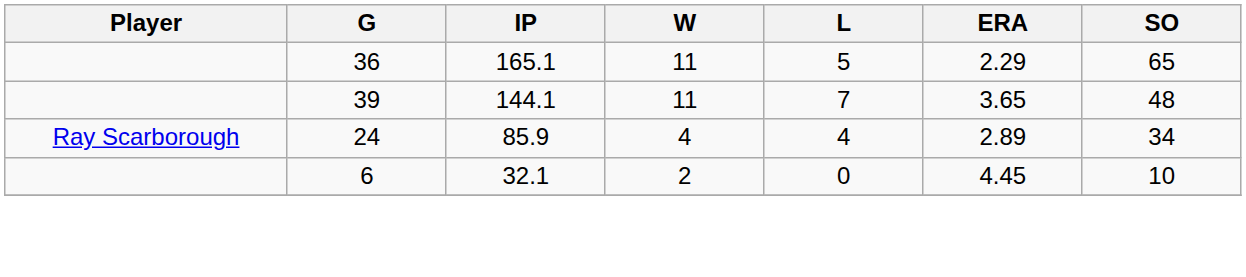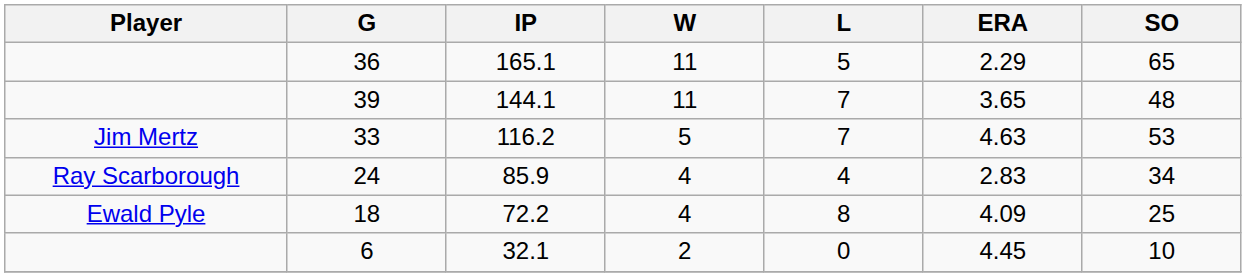+ row: (367, 137)
(1003, 137) 2.89 -> (1003, 175) 2.83
+ row: (367, 213)
